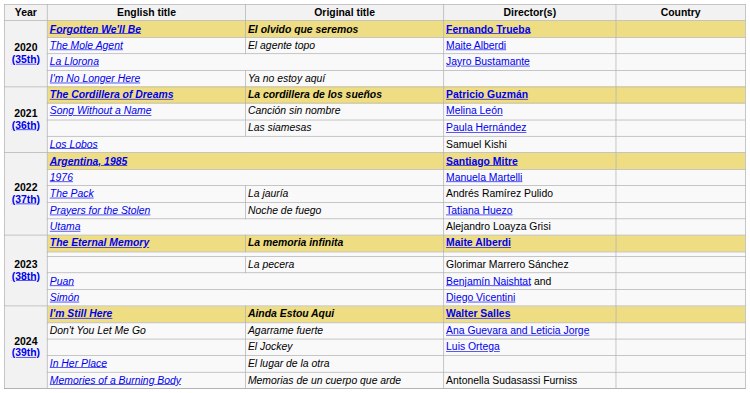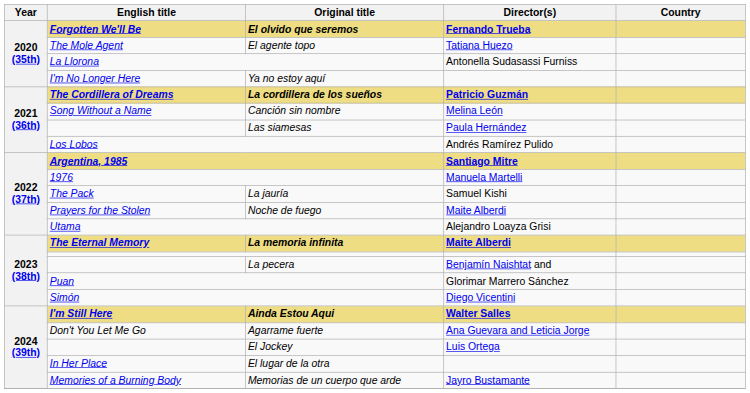(476, 45) Maite Alberdi -> (479, 45) Tatiana Huezo
(488, 62) Jayro Bustamante -> (512, 62) Antonella Sudasassi Furniss
(476, 144) Samuel Kishi -> (500, 144) Andrés Ramírez Pulido
(500, 194) Andrés Ramírez Pulido -> (476, 194) Samuel Kishi
(479, 210) Tatiana Huezo -> (476, 210) Maite Alberdi
(507, 264) Glorimar Marrero Sánchez -> (499, 264) Benjamín Naishtat and
(499, 281) Benjamín Naishtat and -> (507, 281) Glorimar Marrero Sánchez
(512, 380) Antonella Sudasassi Furniss -> (488, 380) Jayro Bustamante
